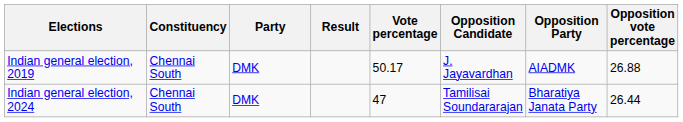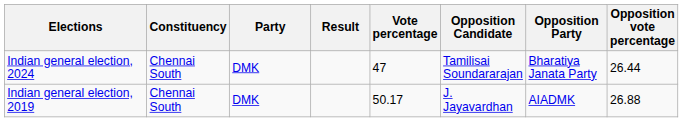rows swapped: (70, 67) <-> (70, 100)
